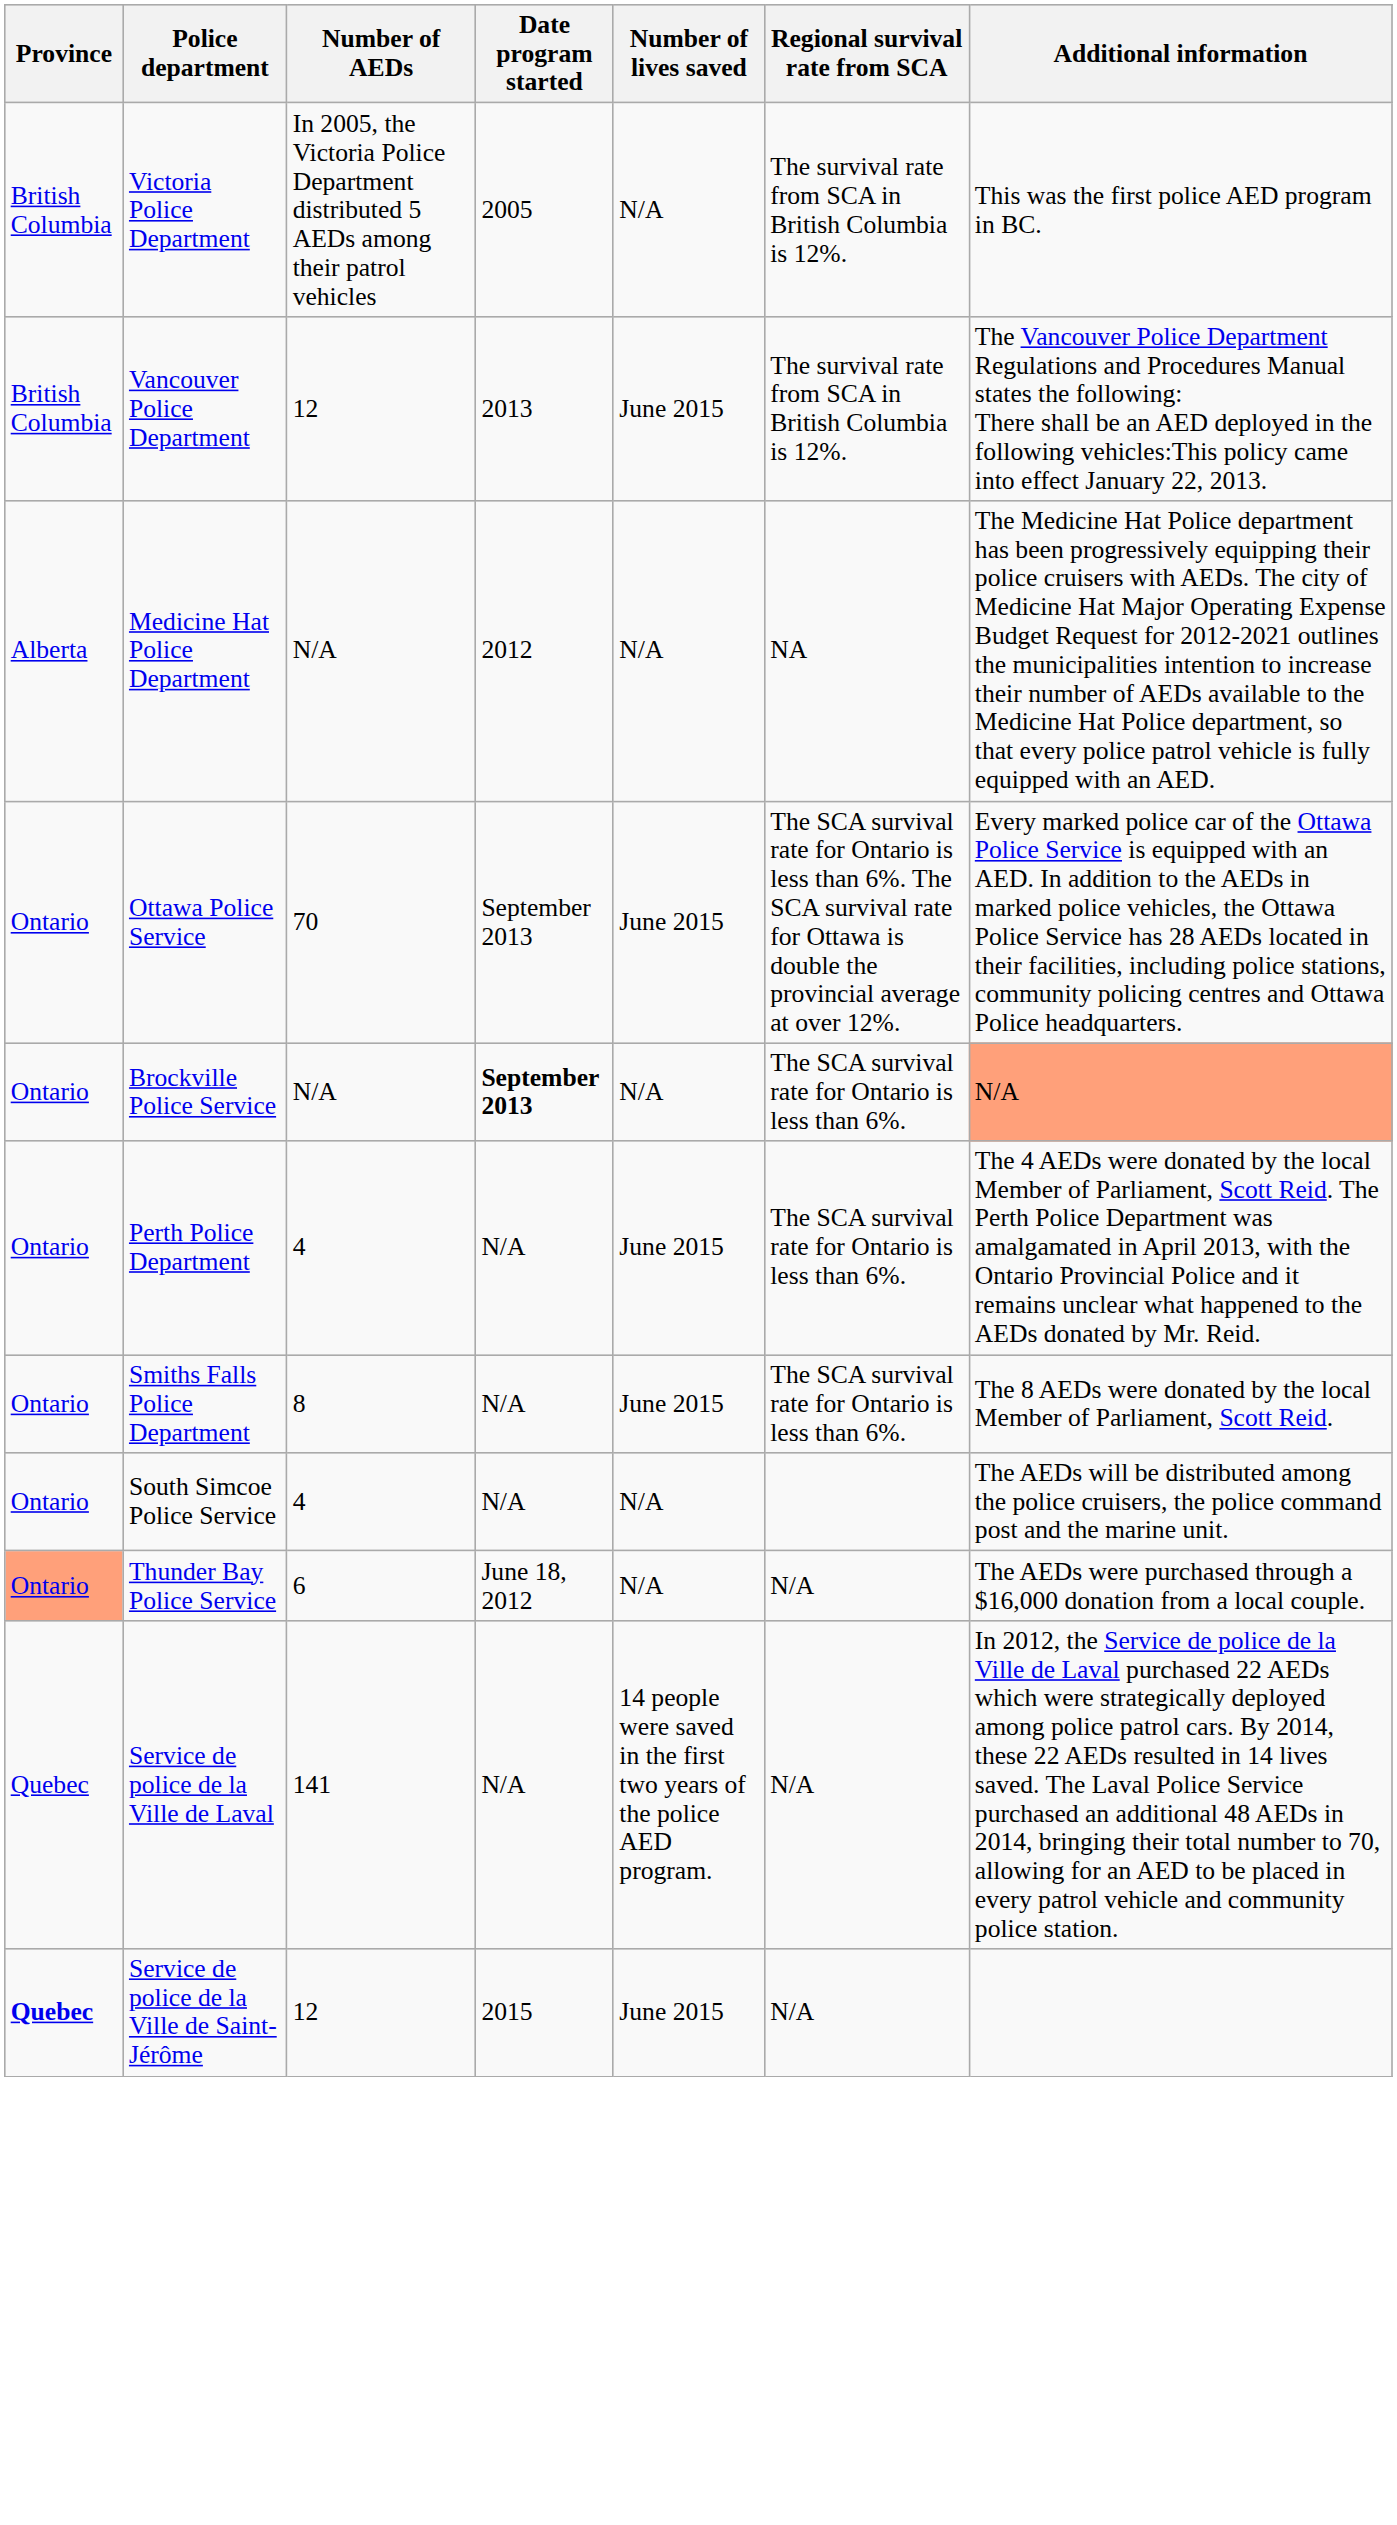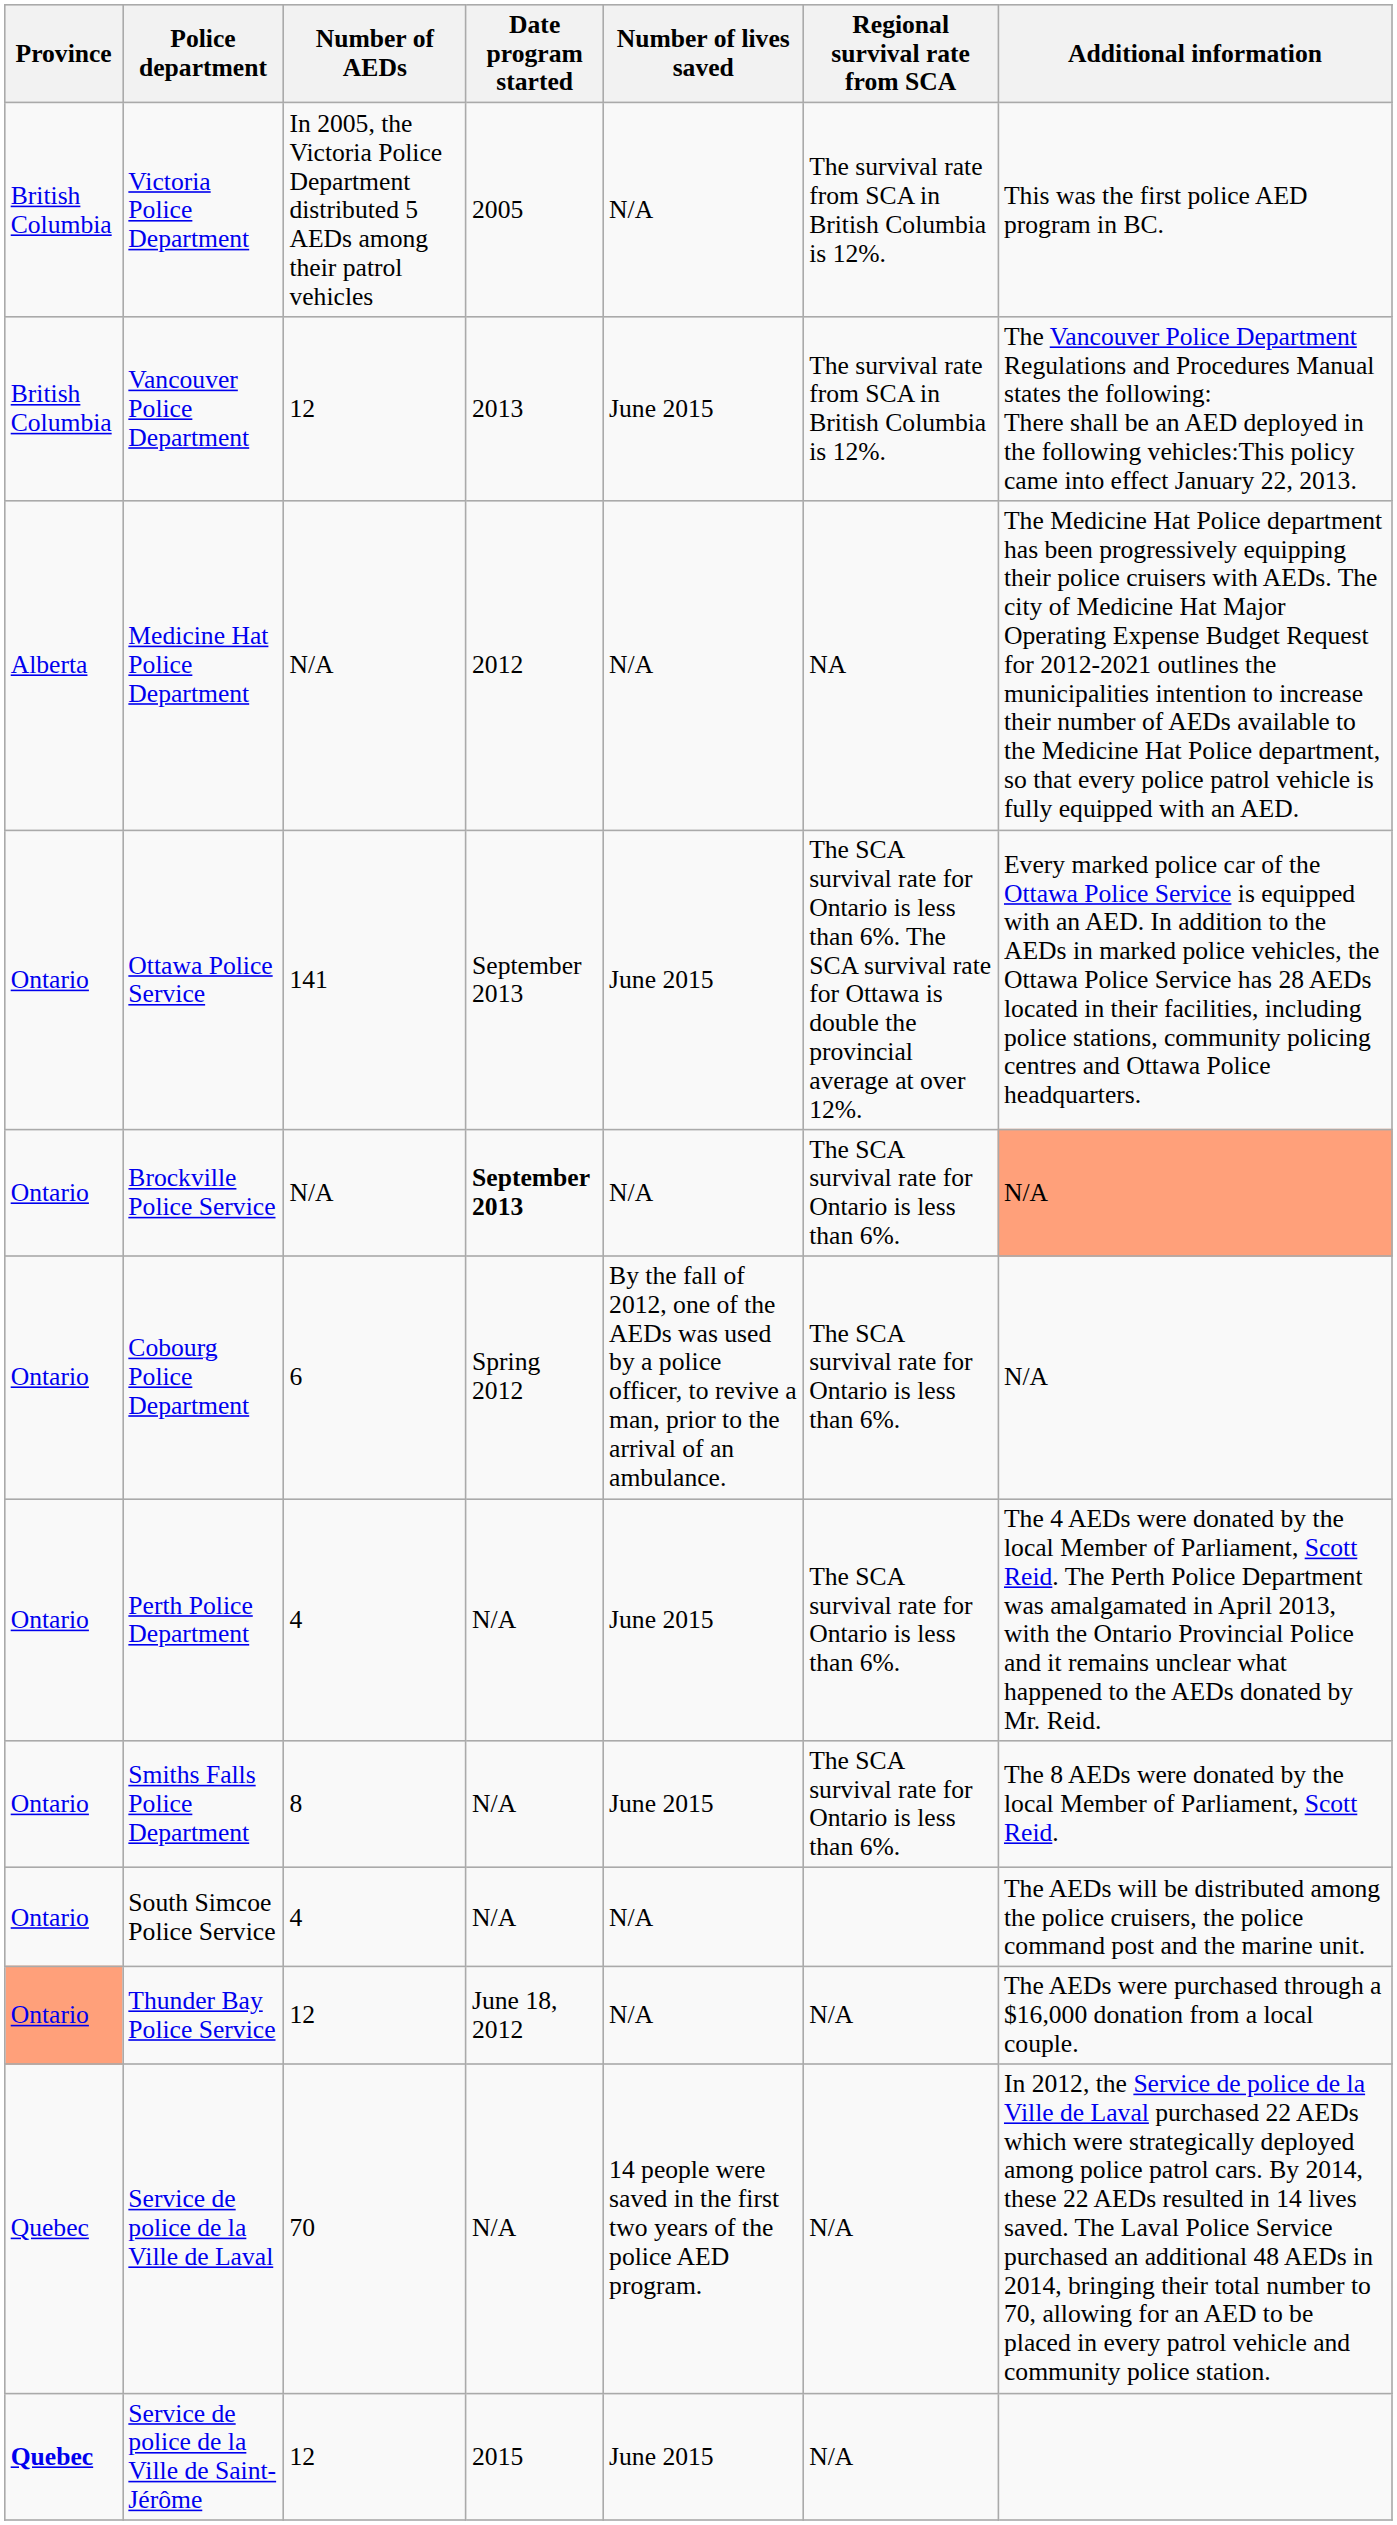(305, 921) 70 -> (309, 979) 141
+ row: (189, 1377)
(299, 1585) 6 -> (302, 2014) 12
(312, 1784) 141 -> (302, 2228) 70
